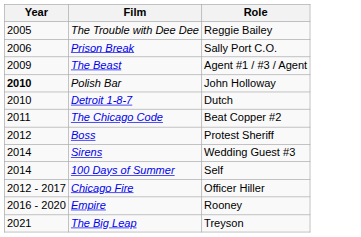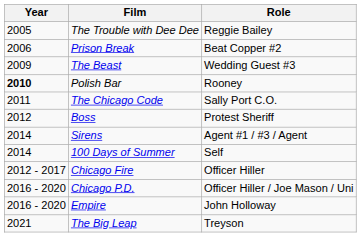(241, 48) Sally Port C.O. -> (243, 48) Beat Copper #2
(256, 65) Agent #1 / #3 / Agent -> (250, 65) Wedding Guest #3
(240, 83) John Holloway -> (223, 83) Rooney
- row: (102, 100)
(243, 118) Beat Copper #2 -> (241, 100) Sally Port C.O.
(250, 153) Wedding Guest #3 -> (256, 135) Agent #1 / #3 / Agent
+ row: (103, 188)
(223, 205) Rooney -> (240, 205) John Holloway
